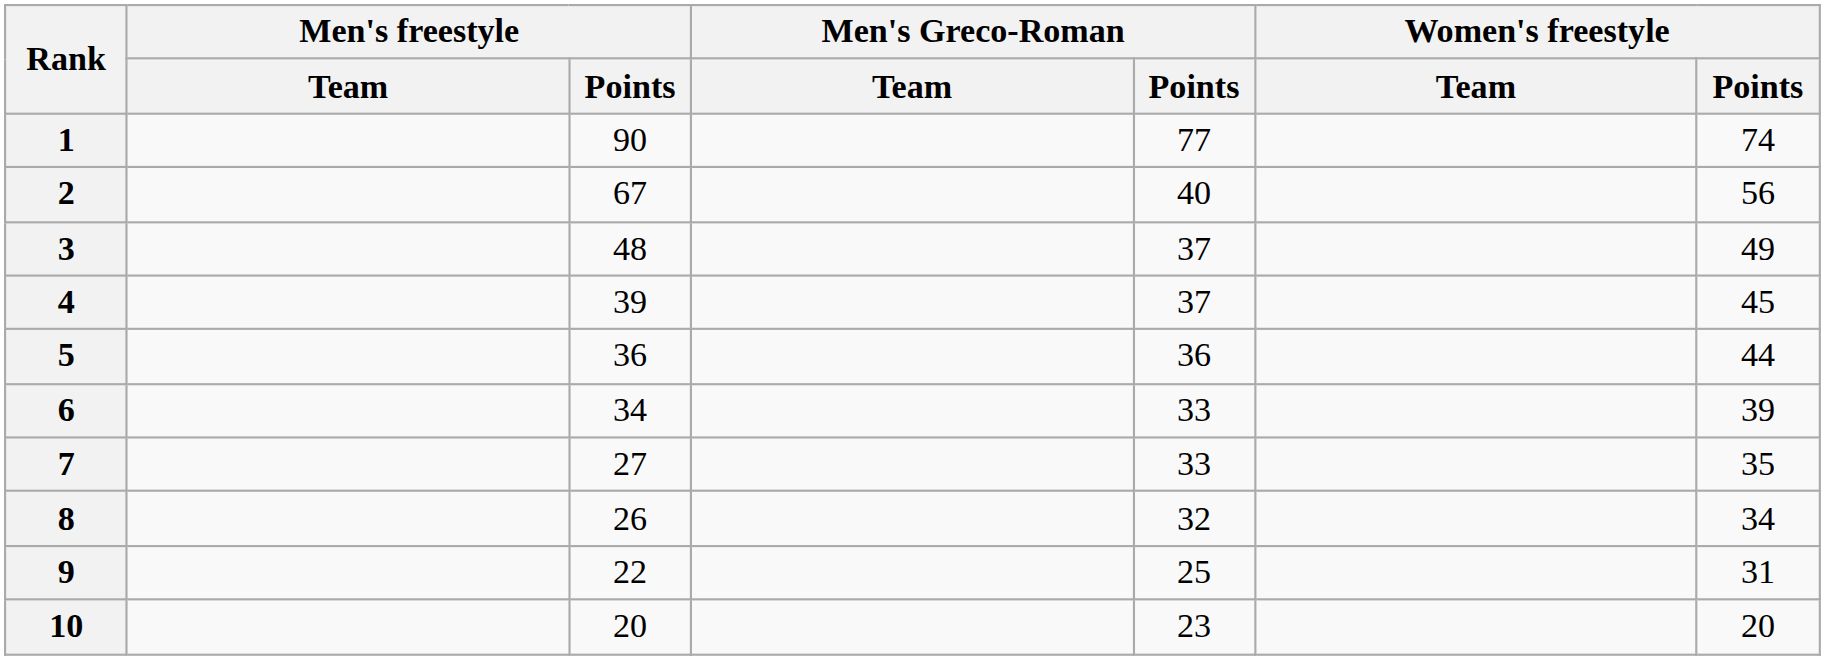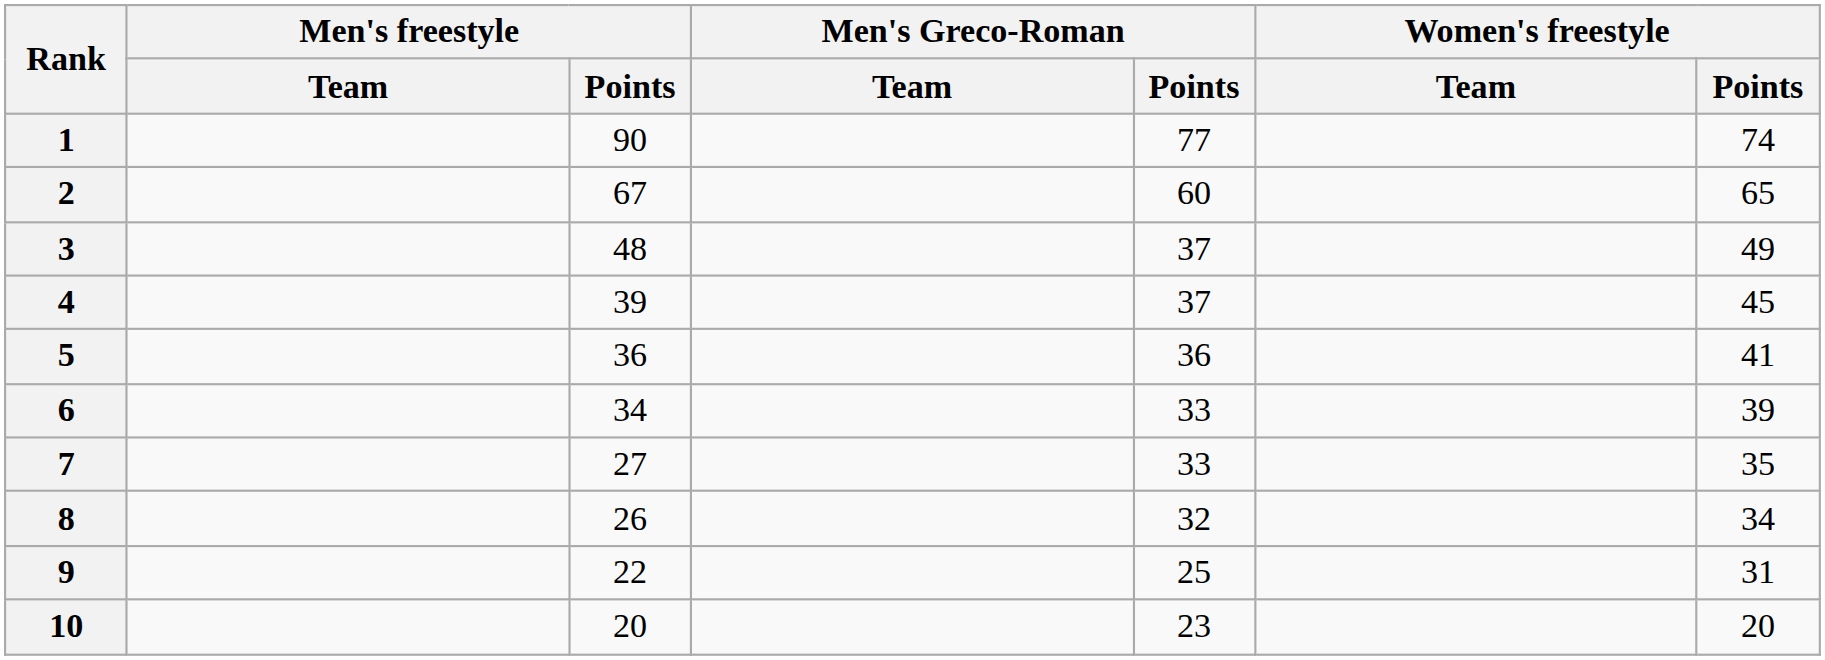(1194, 193) 40 -> (1194, 193) 60
(1758, 193) 56 -> (1758, 193) 65
(1758, 355) 44 -> (1758, 355) 41
